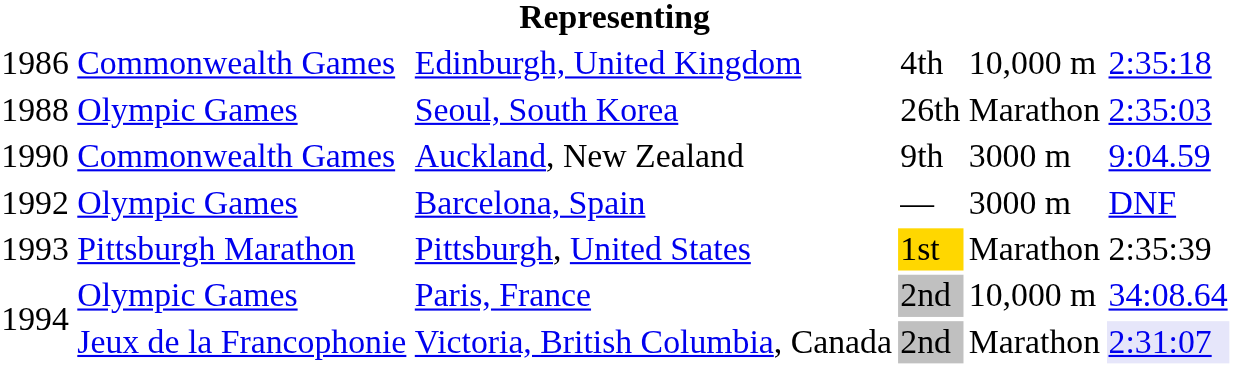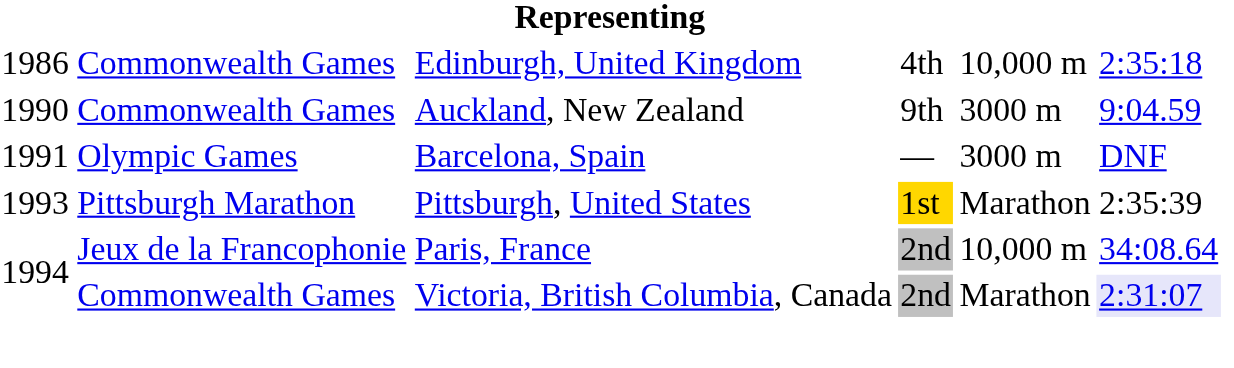- row: (547, 109)
(35, 202) 1992 -> (35, 156) 1991
(187, 295) Olympic Games -> (242, 248) Jeux de la Francophonie
(242, 341) Jeux de la Francophonie -> (236, 295) Commonwealth Games
